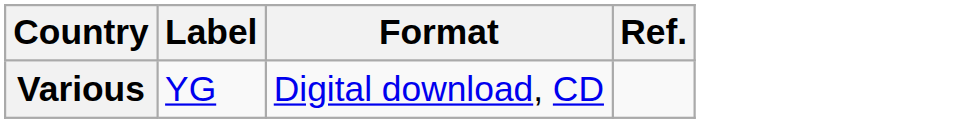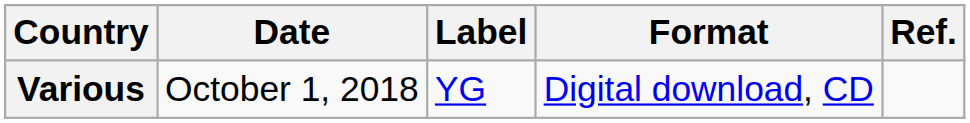+ column: (292, 32)
